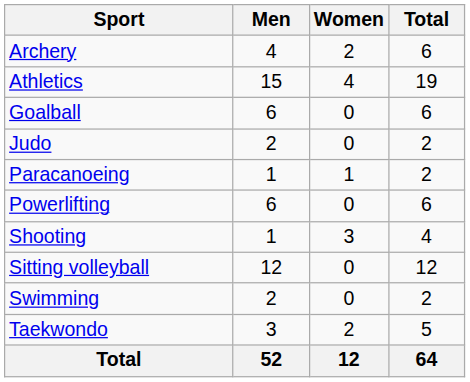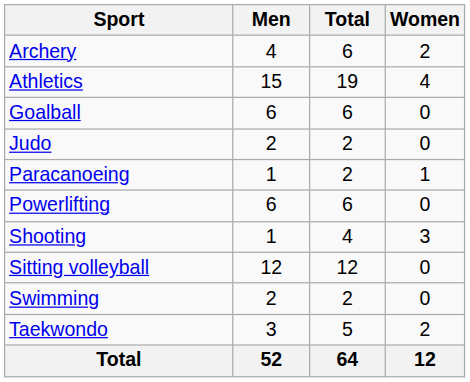columns swapped: (349, 19) <-> (426, 19)
